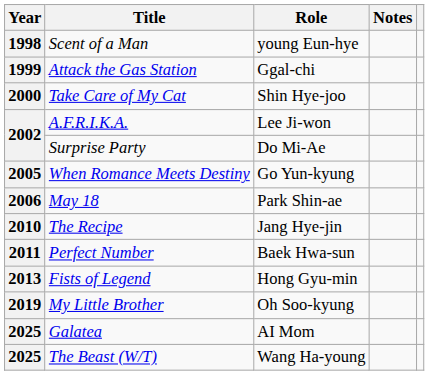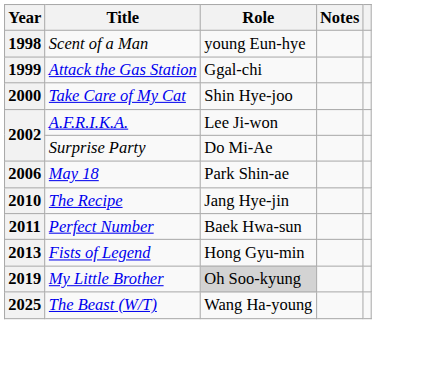- row: (149, 174)
(306, 305) no background -> (253, 278) lightgrey background
- row: (75, 331)
